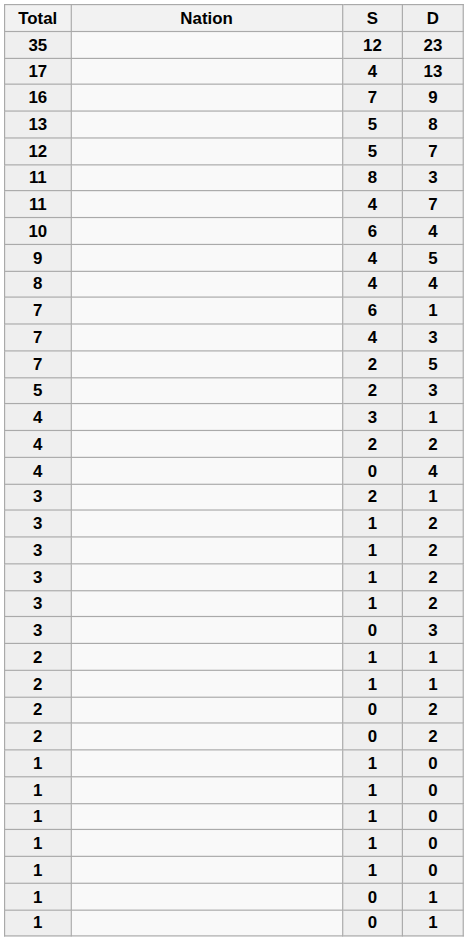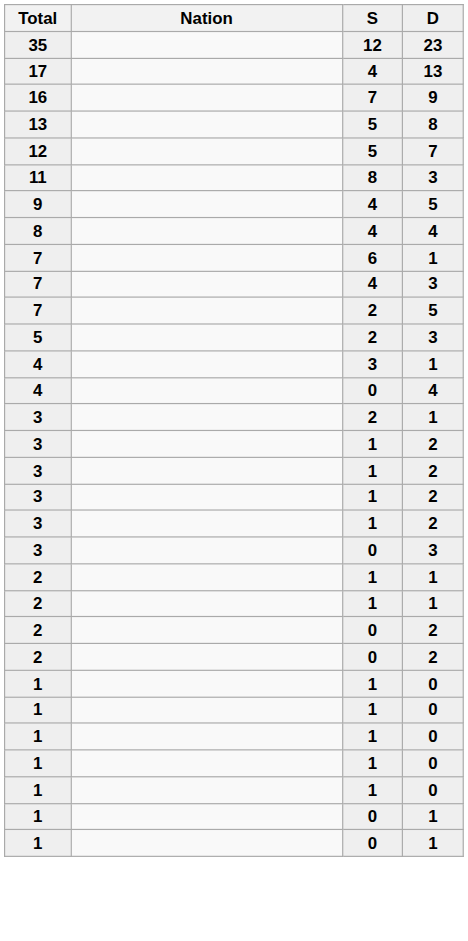- row: (38, 205)
- row: (38, 231)
- row: (38, 444)
